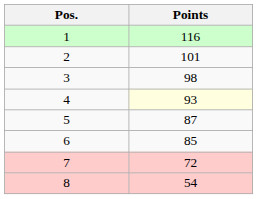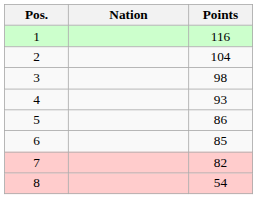+ column: (128, 15)
(191, 57) 101 -> (220, 57) 104
(191, 99) lightyellow background -> (220, 99) no background
(191, 120) 87 -> (220, 120) 86
(191, 162) 72 -> (220, 162) 82
